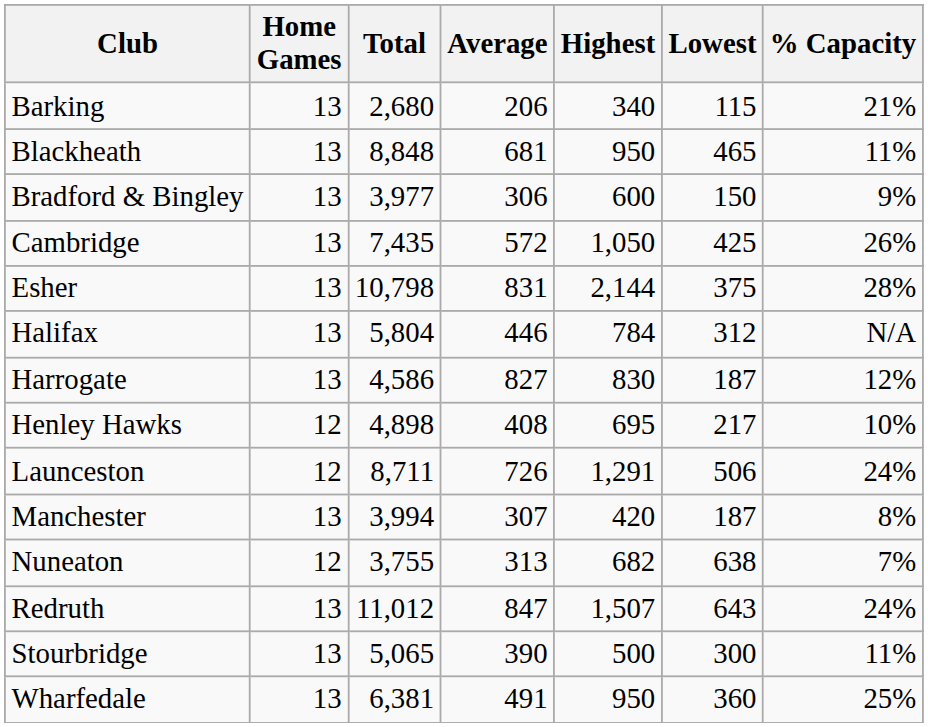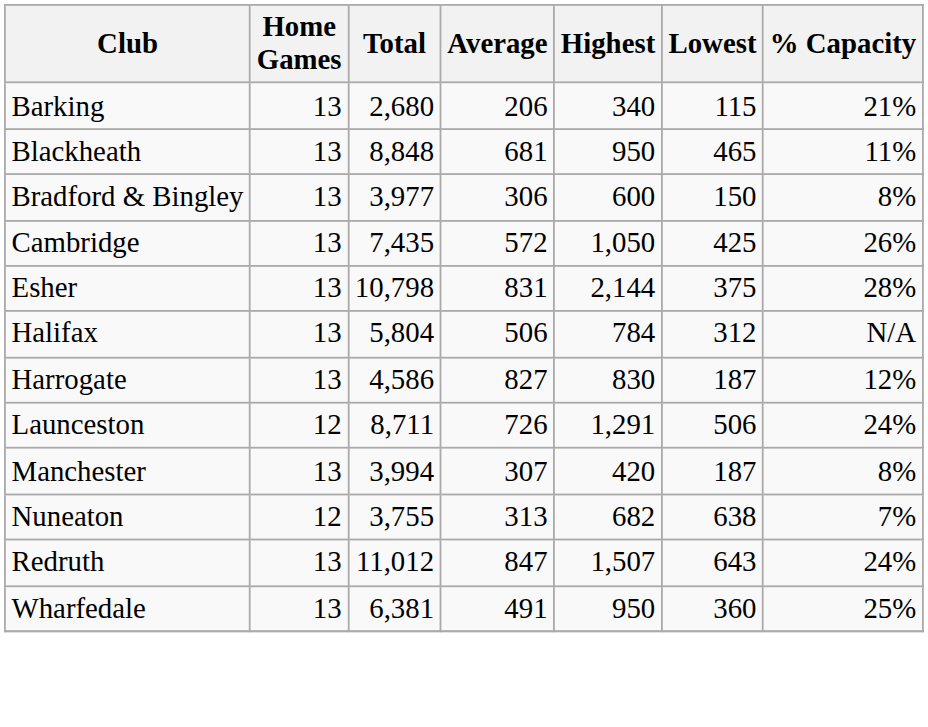(897, 196) 9% -> (897, 196) 8%
(526, 333) 446 -> (526, 333) 506
- row: (97, 425)
- row: (80, 653)
